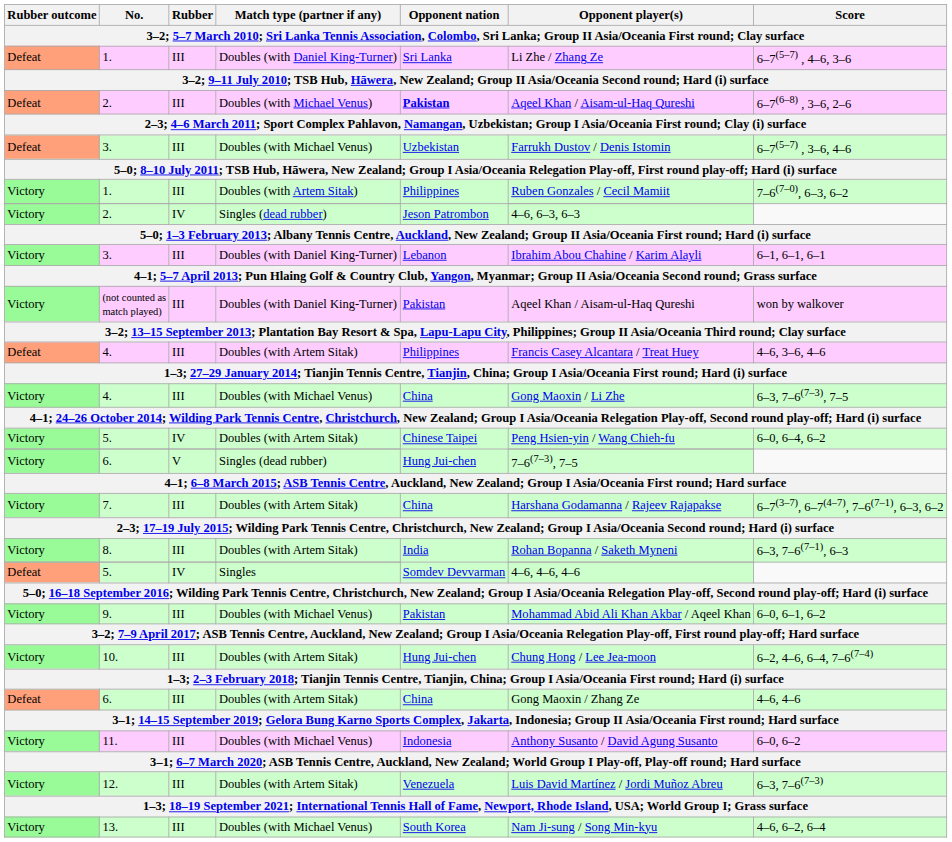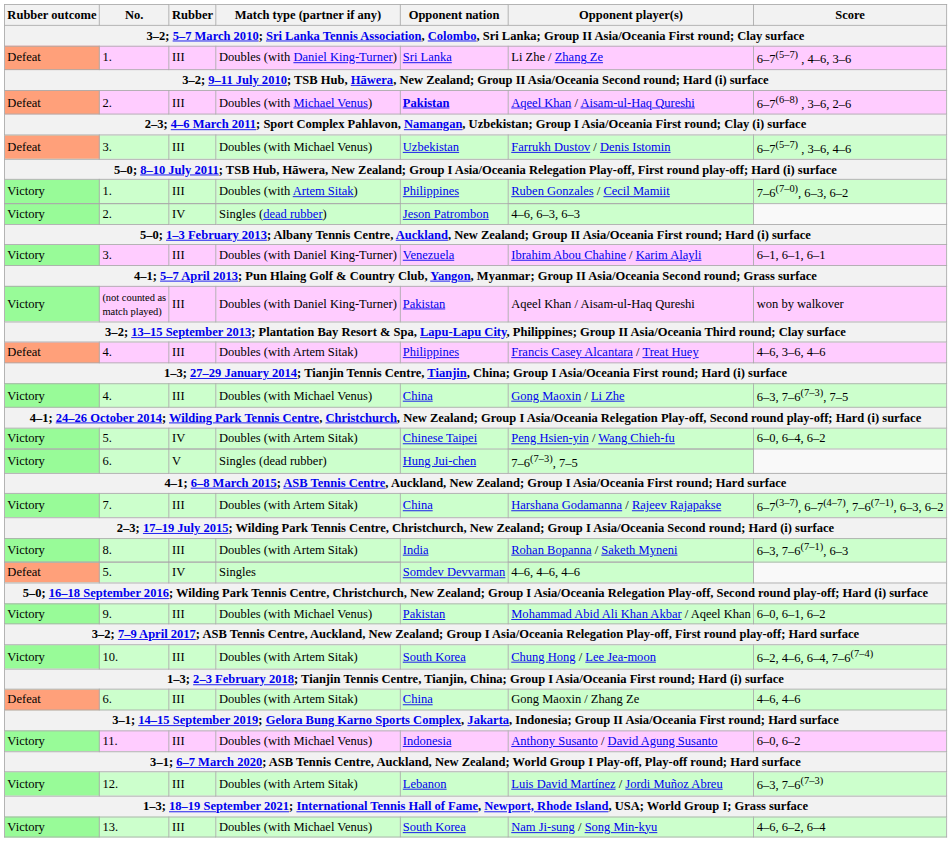(425, 255) Lebanon -> (429, 255) Venezuela
(439, 657) Hung Jui-chen -> (434, 657) South Korea
(429, 784) Venezuela -> (425, 784) Lebanon
